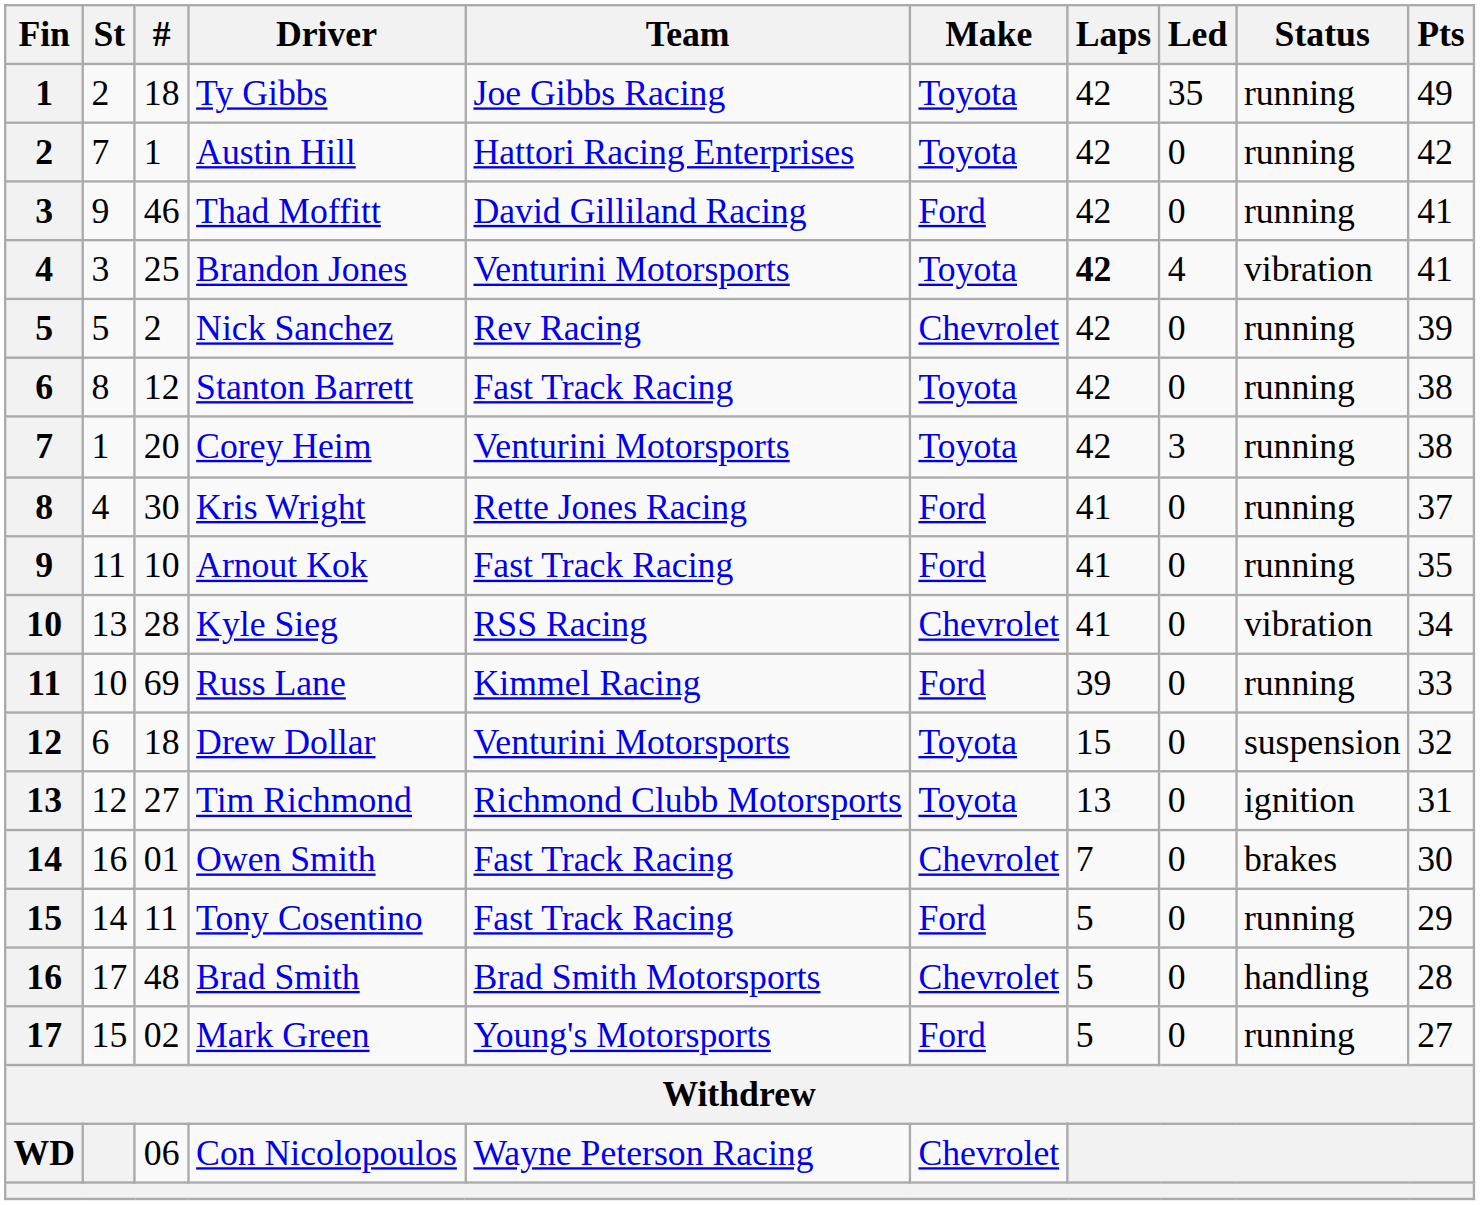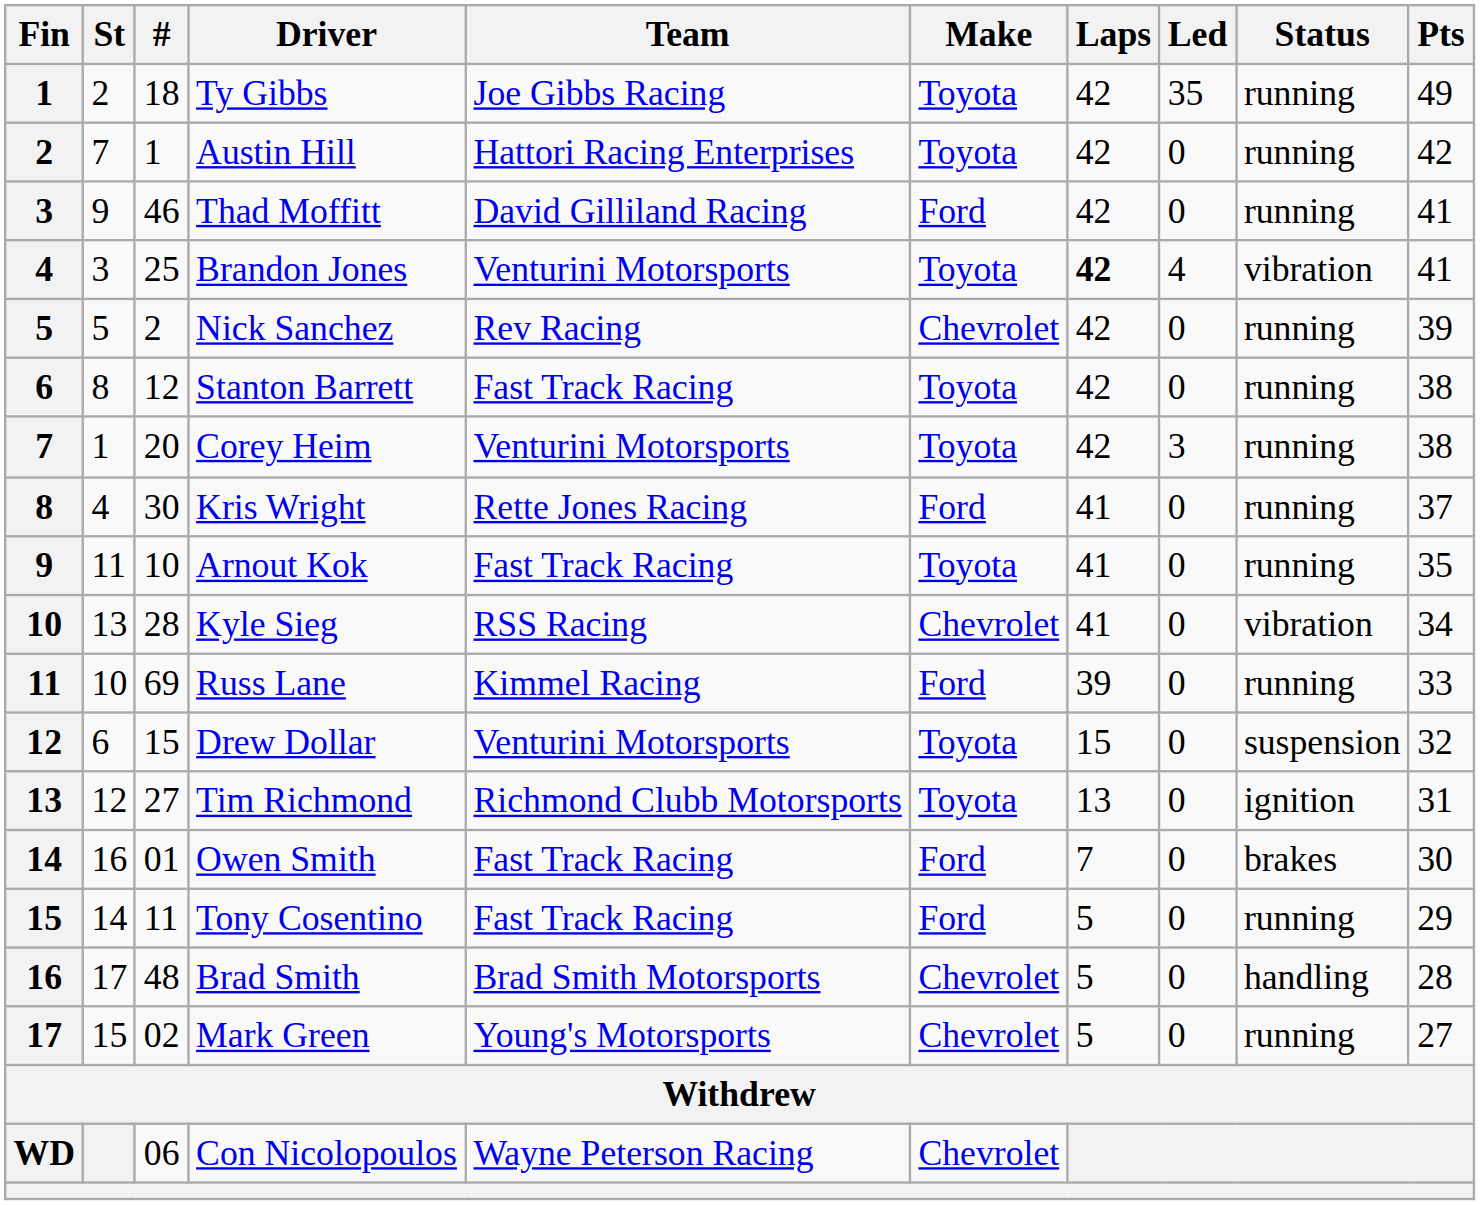(952, 564) Ford -> (968, 564) Toyota
(162, 740) 18 -> (162, 740) 15
(989, 858) Chevrolet -> (952, 858) Ford
(952, 1035) Ford -> (989, 1035) Chevrolet
